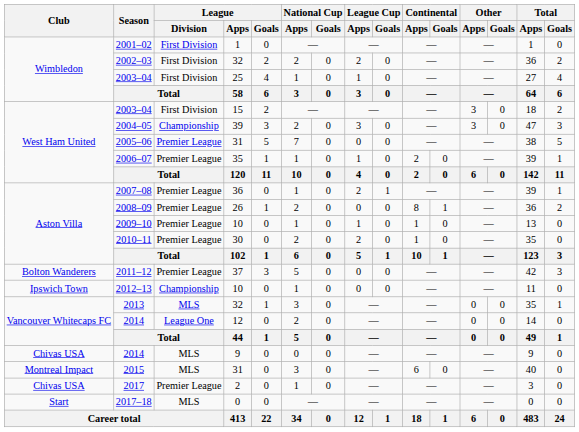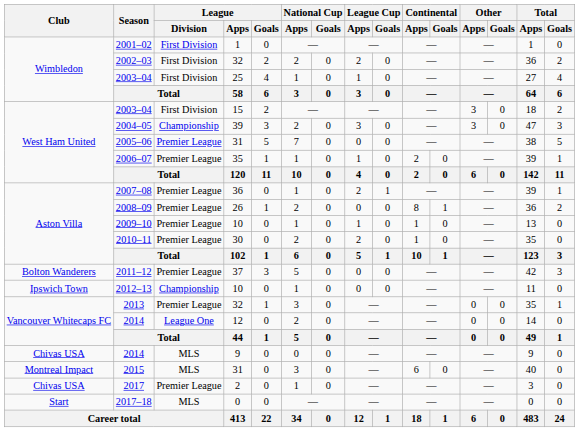(189, 304) MLS -> (189, 304) Premier League
